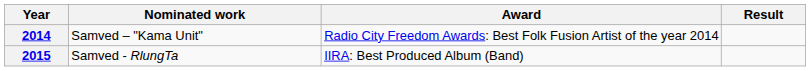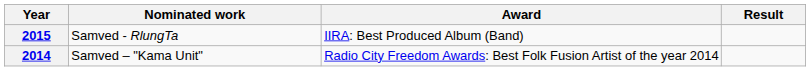rows swapped: (36, 35) <-> (36, 55)
